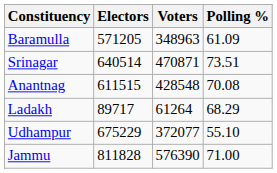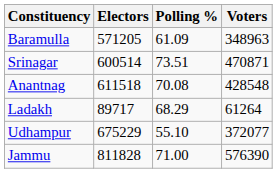columns swapped: (178, 16) <-> (238, 16)
(119, 62) 640514 -> (119, 62) 600514
(119, 86) 611515 -> (119, 86) 611518
